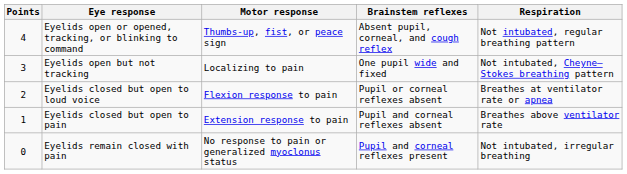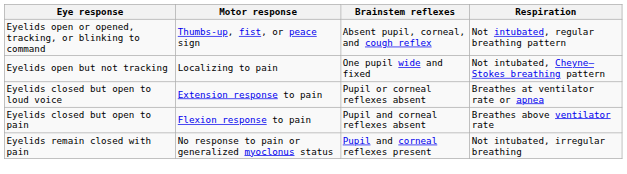- column: (23, 12)
(271, 94) Flexion response to pain -> (250, 94) Extension response to pain
(276, 120) Extension response to pain -> (244, 120) Flexion response to pain
